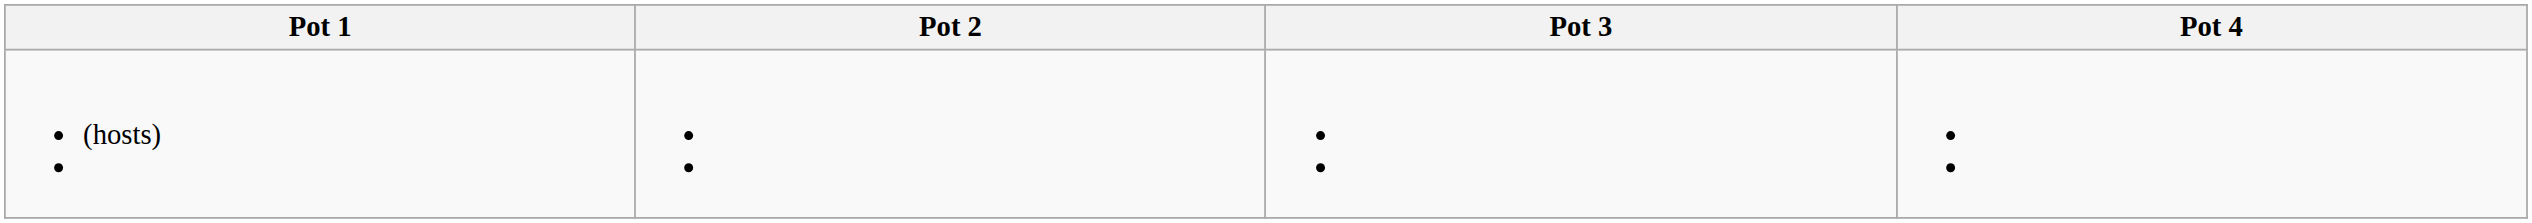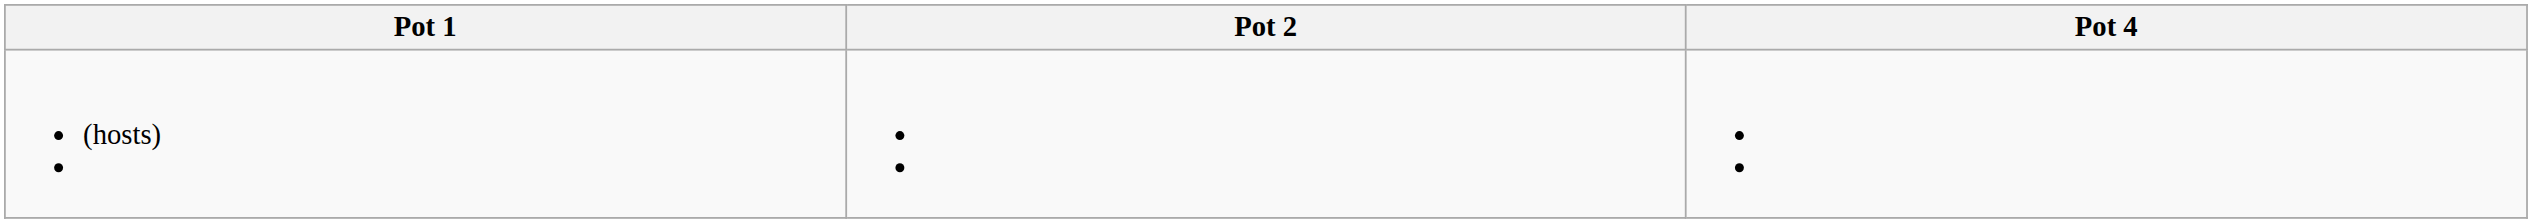- column: (1581, 27)
